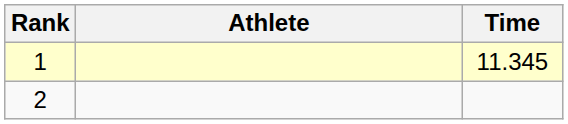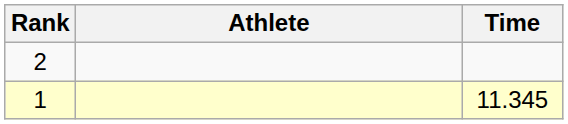rows swapped: (40, 61) <-> (40, 99)
